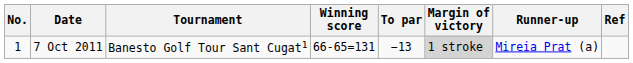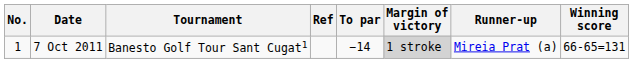columns swapped: (344, 21) <-> (615, 21)
(401, 48) −13 -> (360, 48) −14
